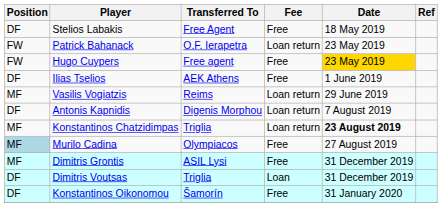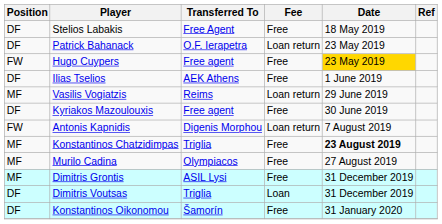(15, 45) FW -> (14, 45) DF
+ row: (103, 111)
(14, 111) DF -> (15, 128) FW
(293, 128) Loan return -> (277, 144) Free
(14, 144) lightblue background -> (14, 161) no background
